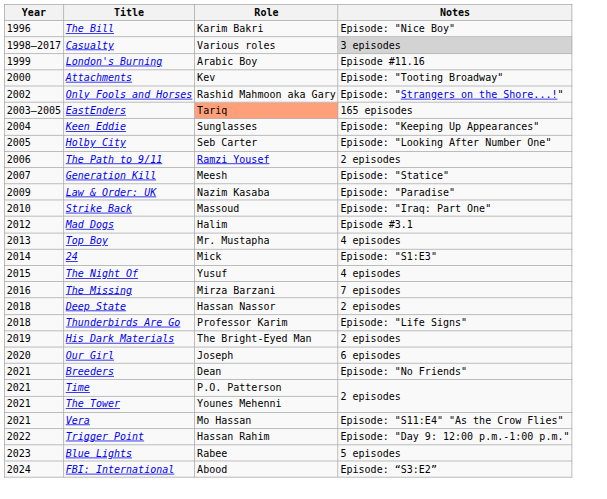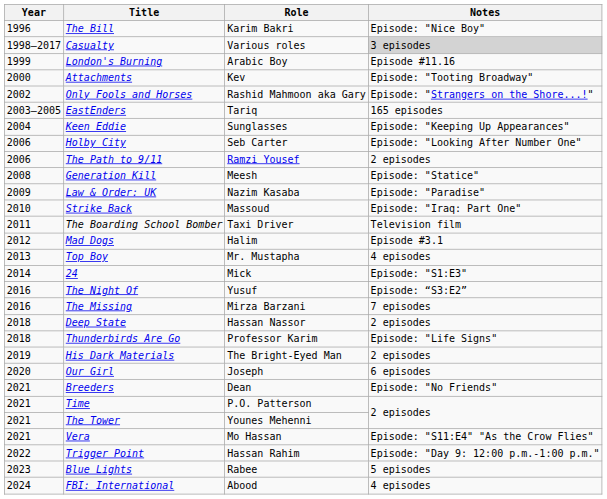(212, 110) lightsalmon background -> (242, 110) no background
(19, 143) 2005 -> (19, 143) 2006
(19, 176) 2007 -> (19, 176) 2008
+ row: (144, 225)
(19, 274) 2015 -> (19, 290) 2016
(371, 274) 4 episodes -> (419, 290) Episode: “S3:E2”
(389, 469) Episode: “S3:E2” -> (401, 486) 4 episodes
